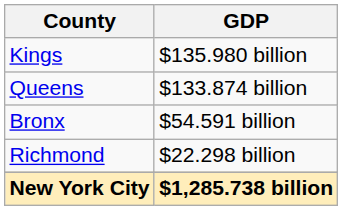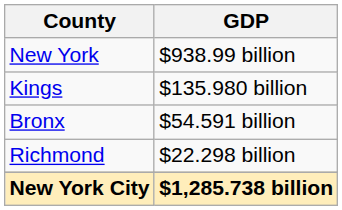+ row: (54, 54)
- row: (47, 88)
